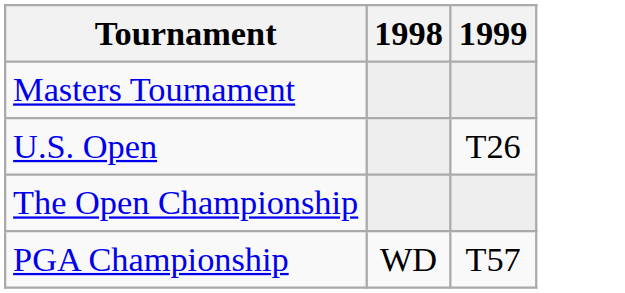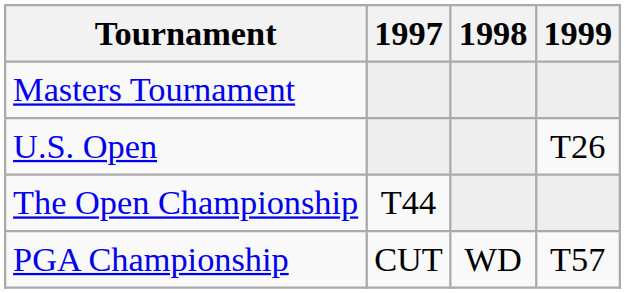+ column: (409, 33)
